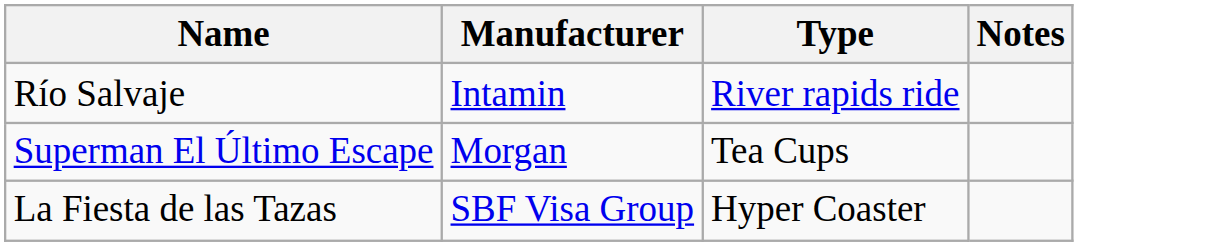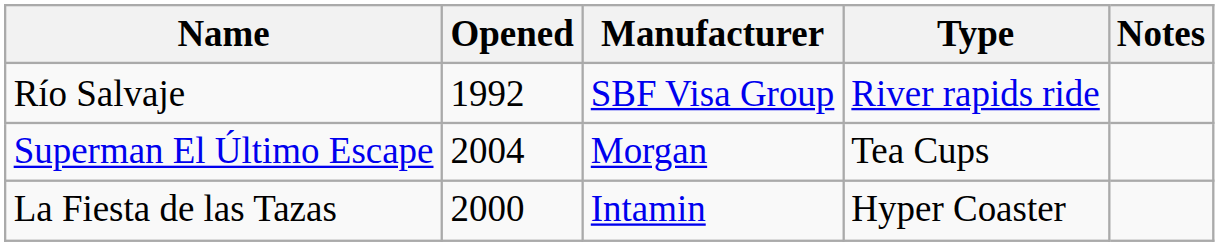+ column: (512, 33)
(508, 92) Intamin -> (713, 92) SBF Visa Group
(572, 209) SBF Visa Group -> (648, 209) Intamin
